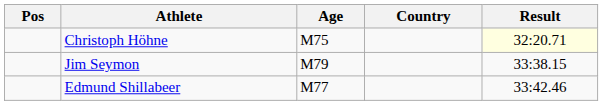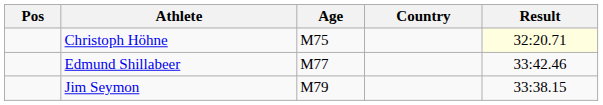rows swapped: (102, 64) <-> (122, 87)
